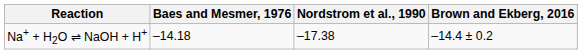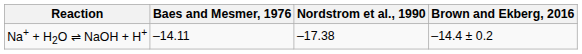(172, 36) –14.18 -> (171, 36) –14.11
